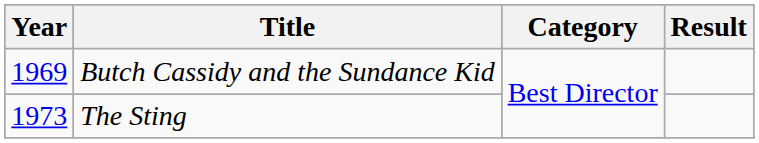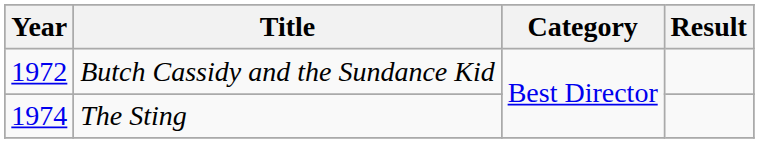(39, 71) 1969 -> (39, 71) 1972
(39, 115) 1973 -> (39, 115) 1974
